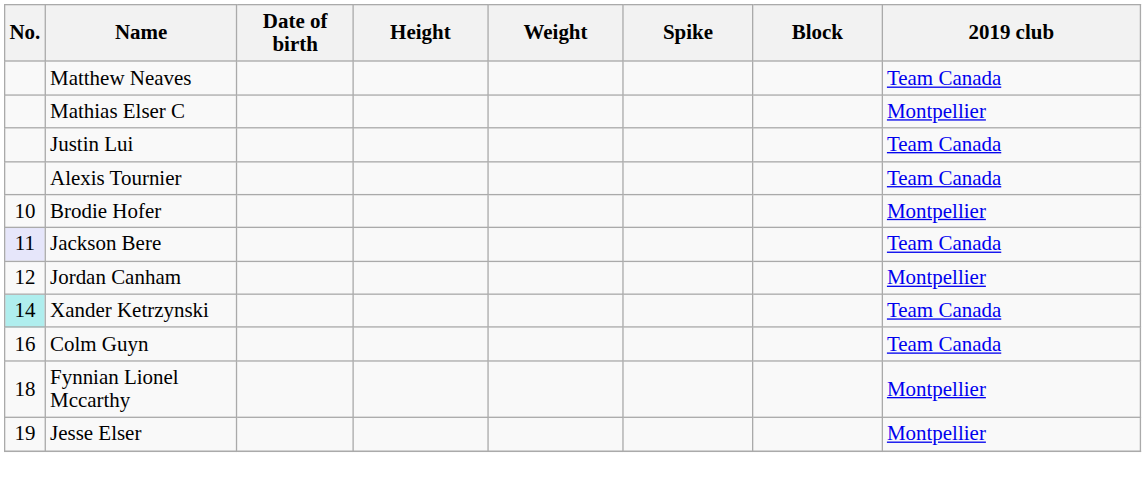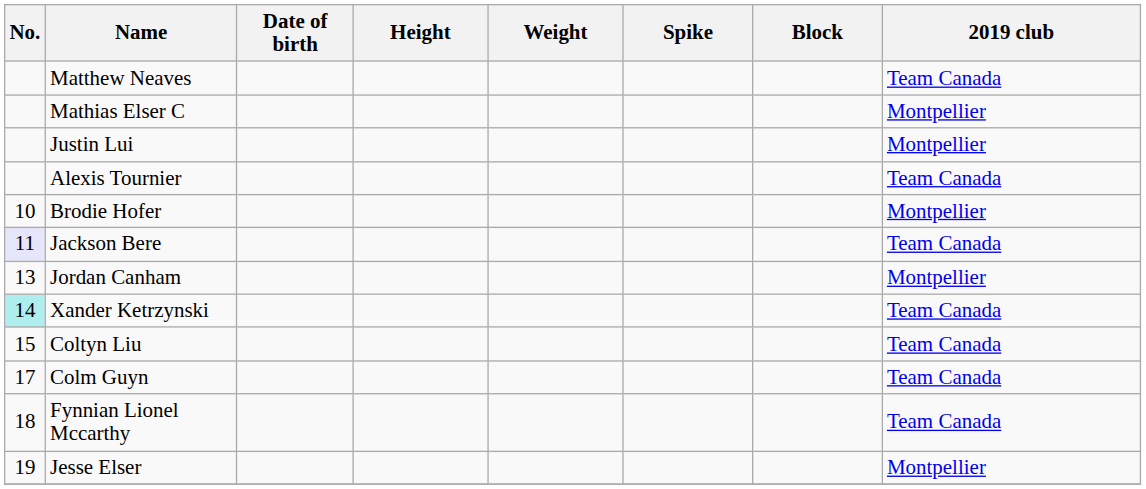(944, 144) Team Canada -> (936, 144) Montpellier
(25, 277) 12 -> (25, 277) 13
+ row: (96, 343)
(25, 343) 16 -> (25, 377) 17
(936, 388) Montpellier -> (944, 422) Team Canada
